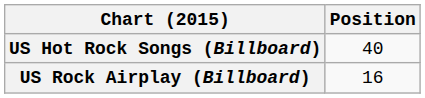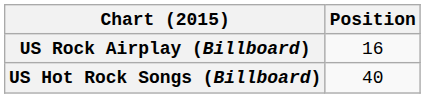rows swapped: (165, 49) <-> (165, 78)
